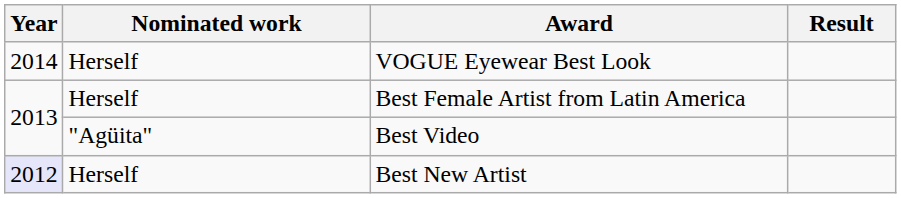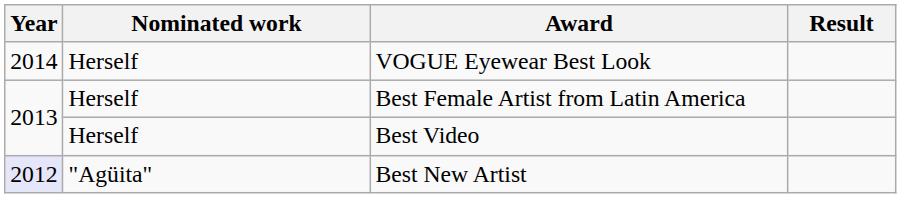(110, 135) "Agüita" -> (103, 135) Herself
(103, 173) Herself -> (110, 173) "Agüita"
